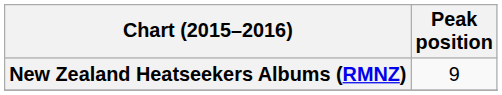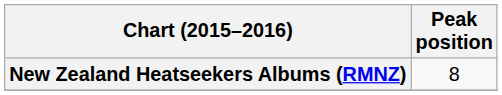(454, 74) 9 -> (454, 74) 8
